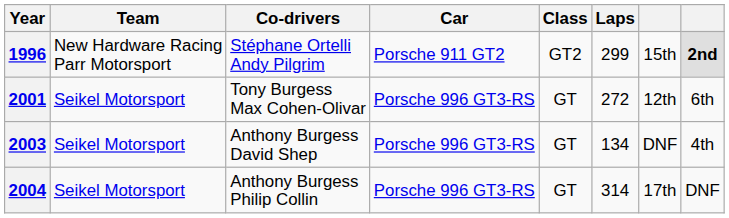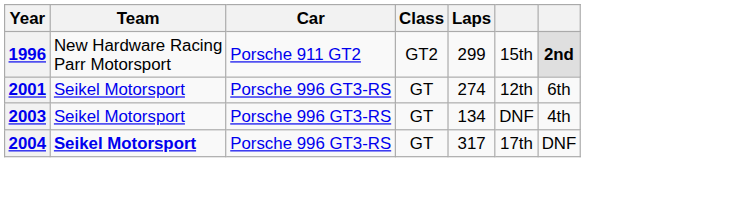- column: (298, 18)
(615, 100) 272 -> (472, 90) 274
(119, 190) normal -> (125, 143) bold
(615, 190) 314 -> (472, 143) 317
